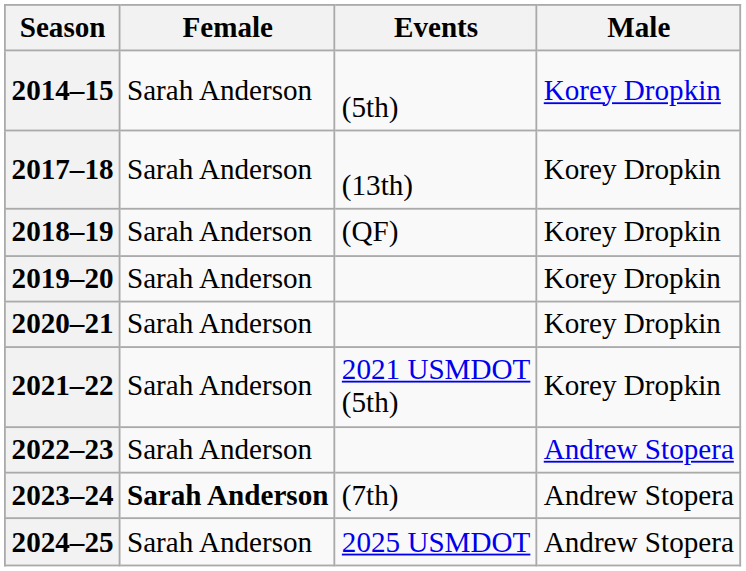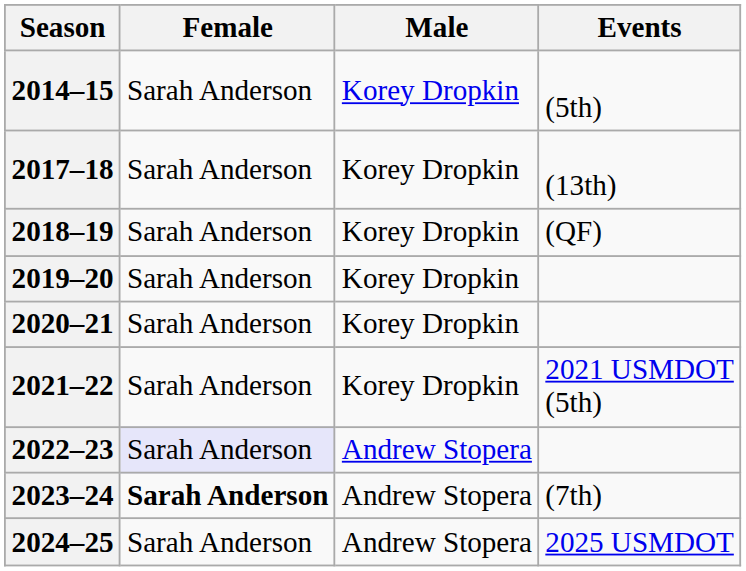columns swapped: (639, 27) <-> (436, 27)
(220, 449) no background -> (220, 449) lavender background
